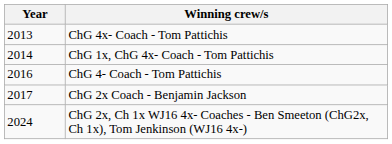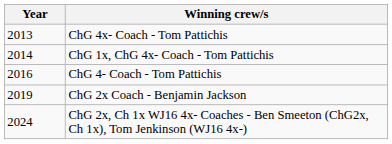(20, 94) 2017 -> (20, 94) 2019
